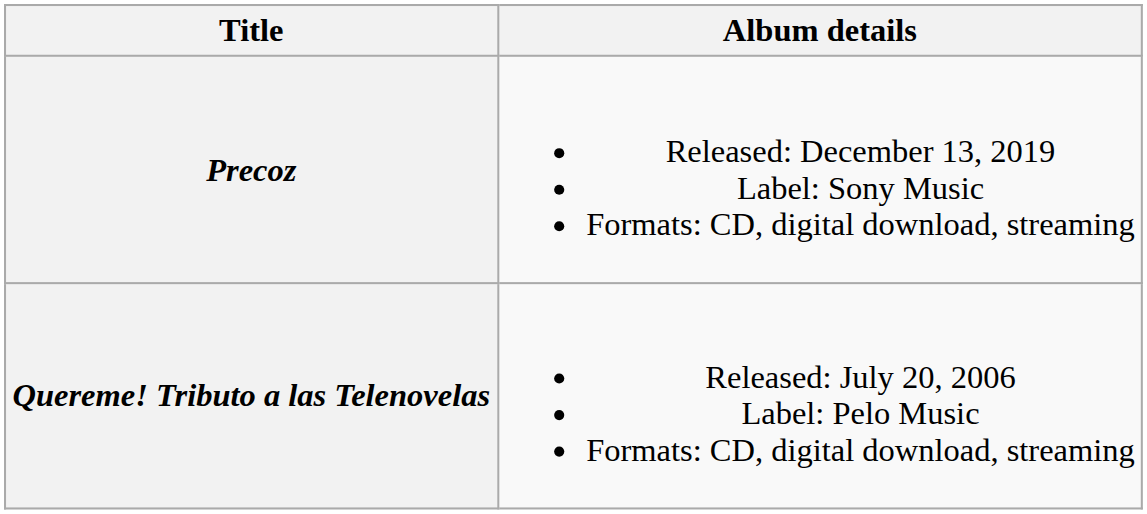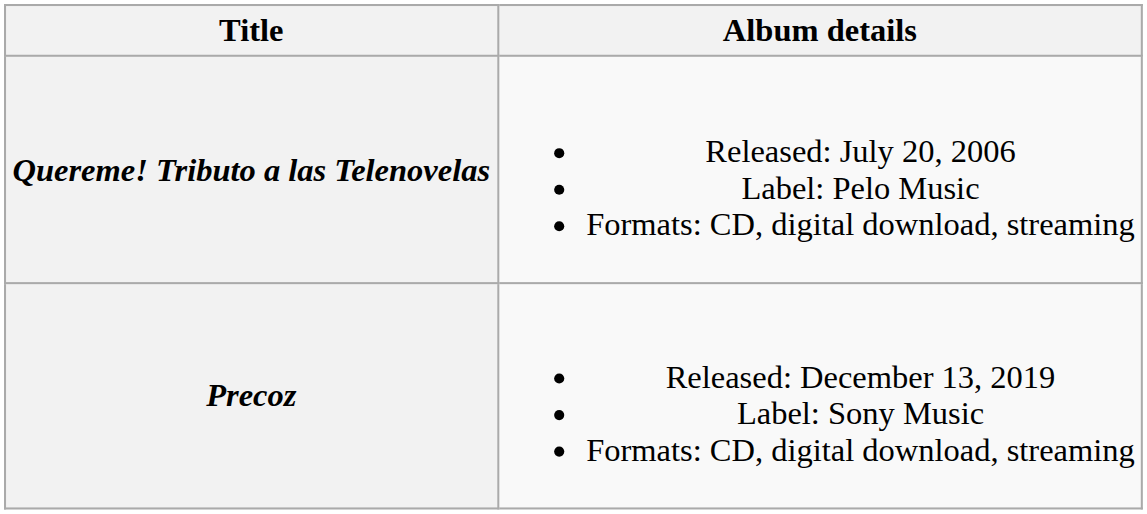rows swapped: (251, 395) <-> (251, 169)
